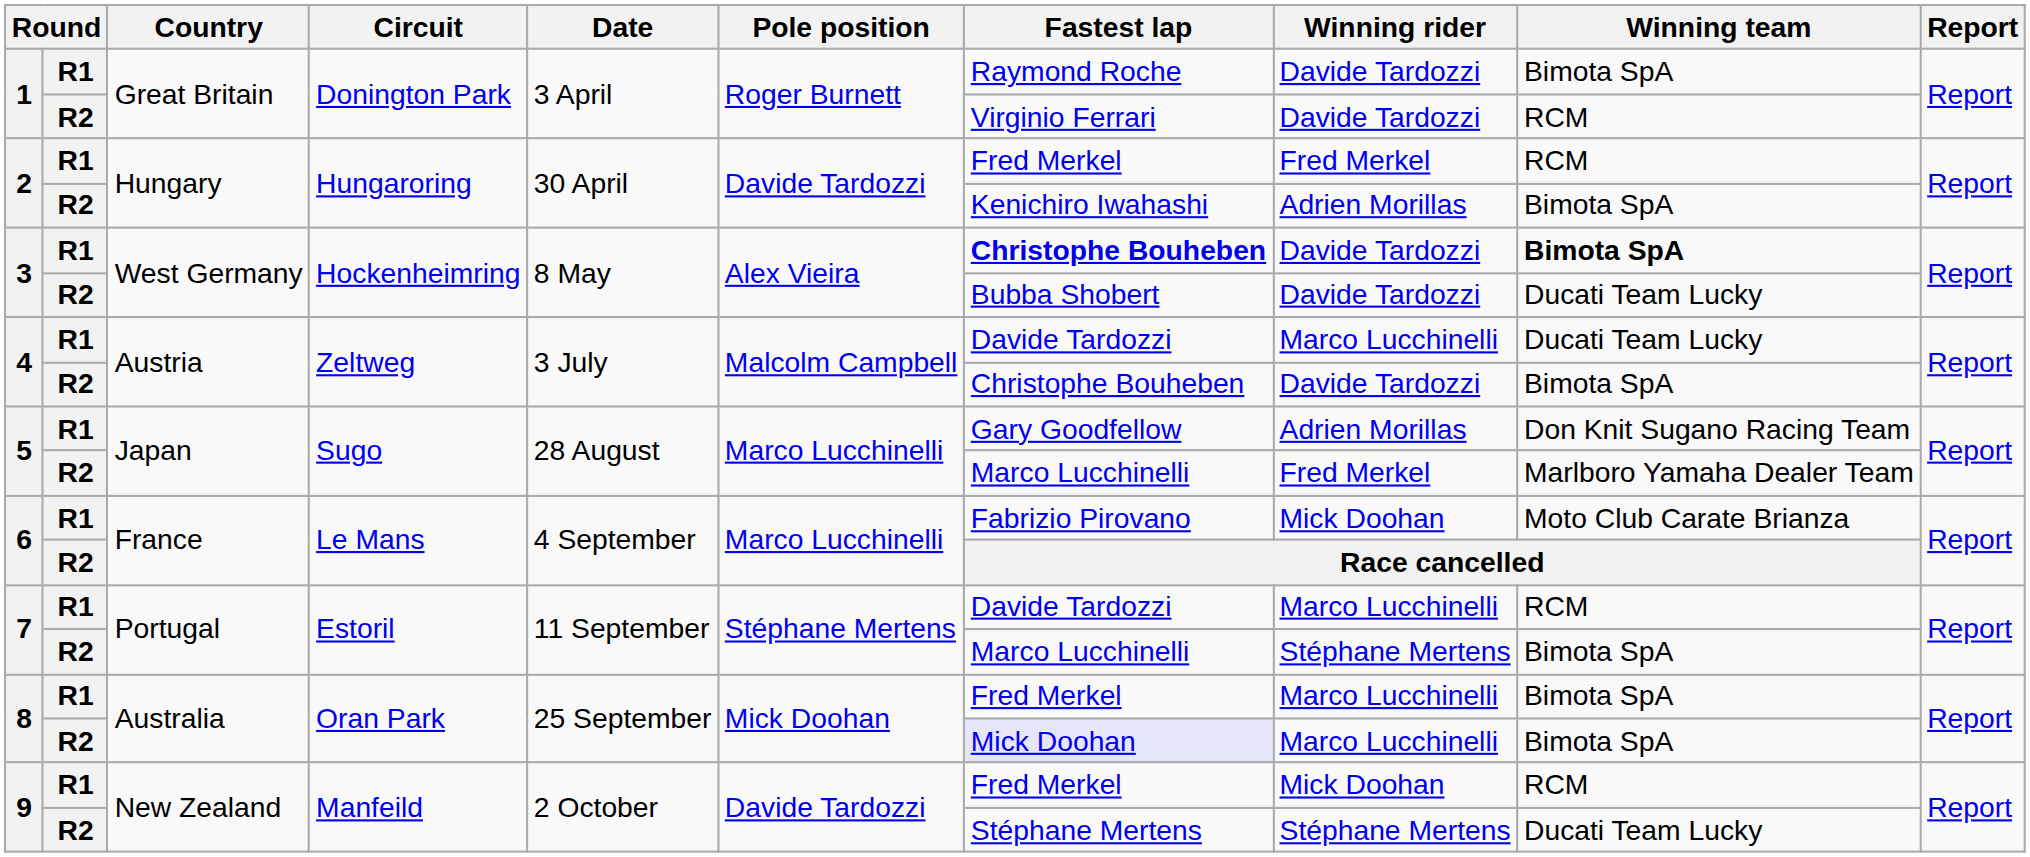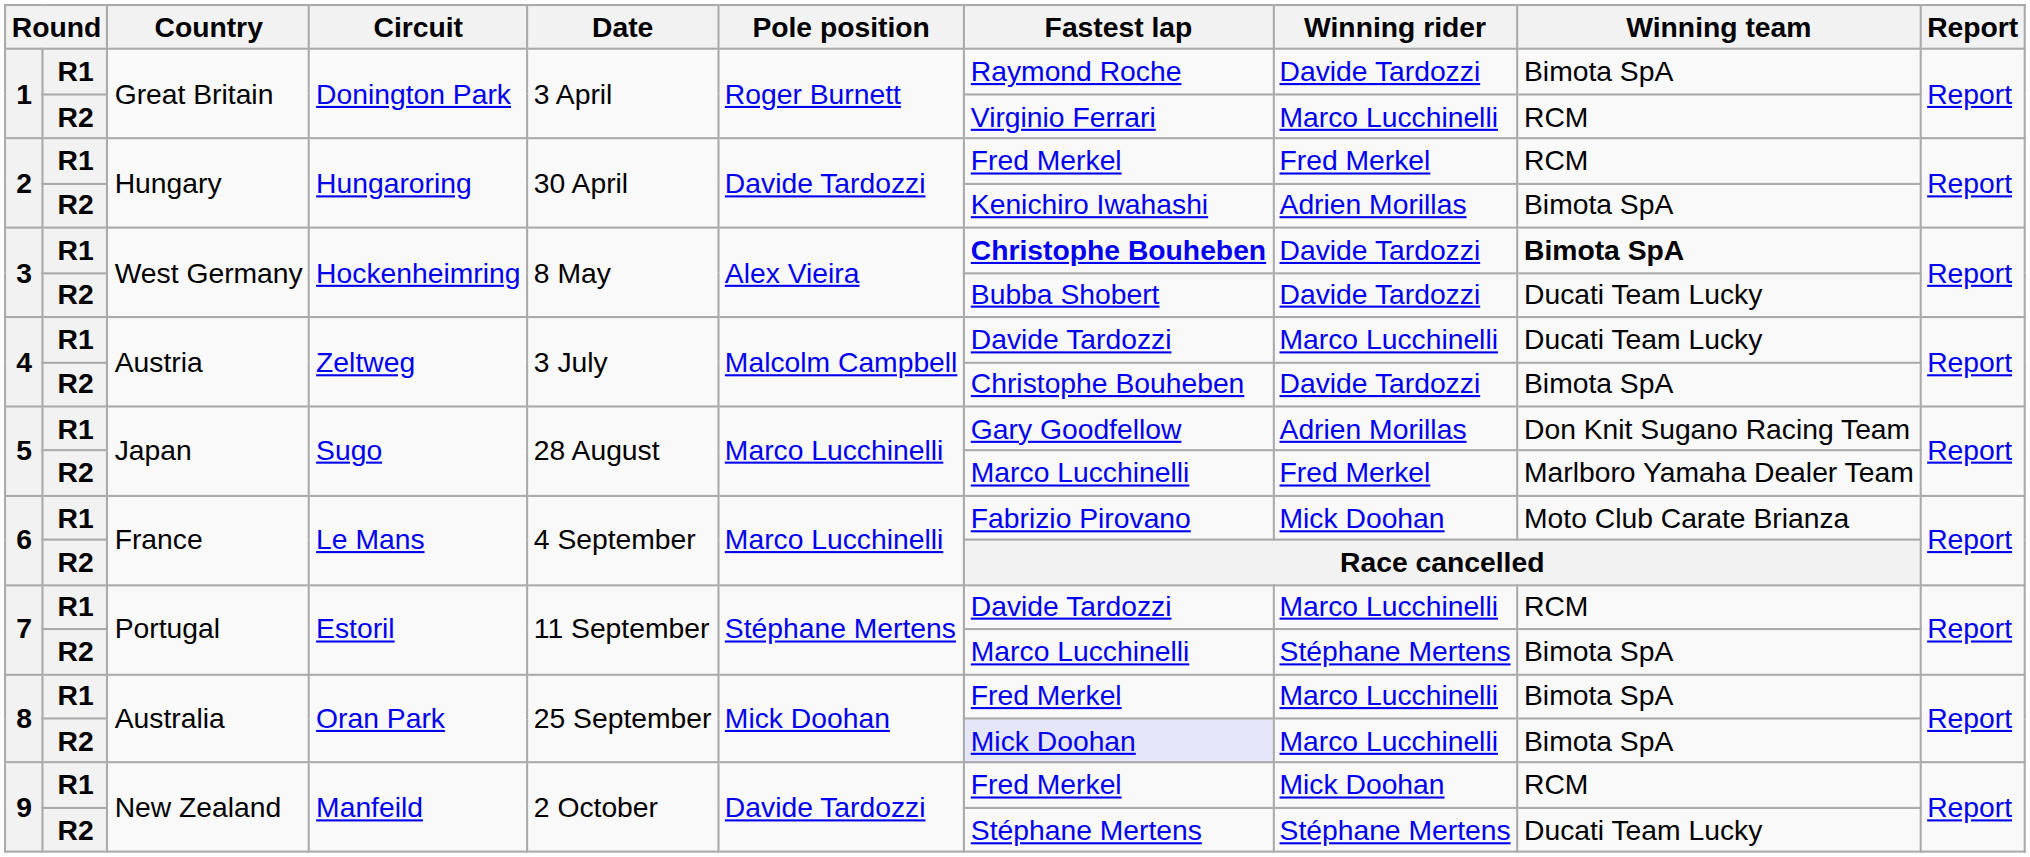(1380, 116) Davide Tardozzi -> (1389, 116) Marco Lucchinelli
